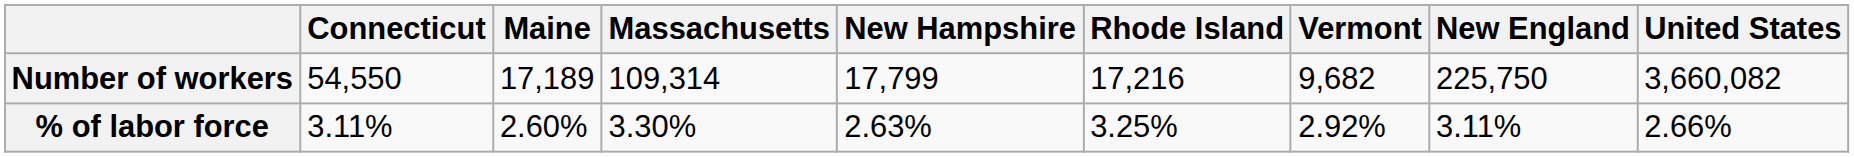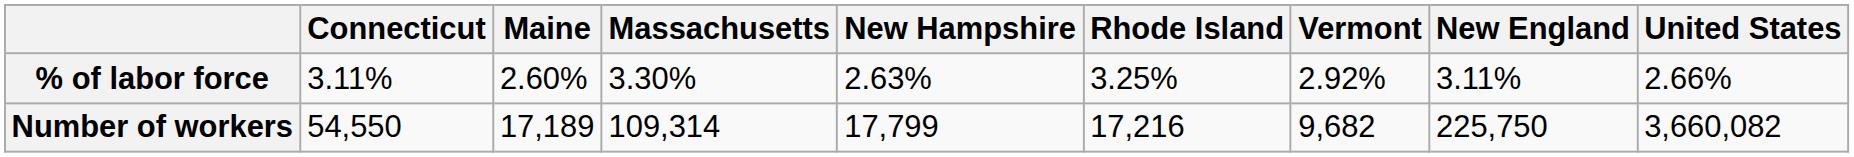rows swapped: (152, 77) <-> (152, 126)
